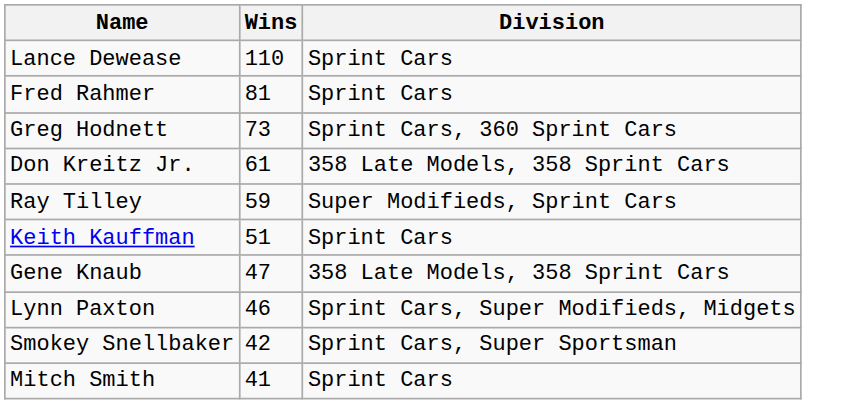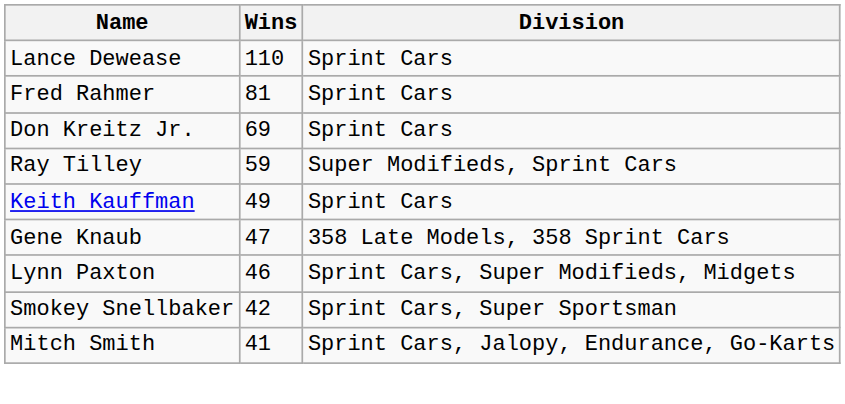- row: (89, 130)
(258, 166) 61 -> (258, 130) 69
(519, 166) 358 Late Models, 358 Sprint Cars -> (380, 130) Sprint Cars
(258, 238) 51 -> (258, 202) 49
(380, 381) Sprint Cars -> (572, 345) Sprint Cars, Jalopy, Endurance, Go-Karts
